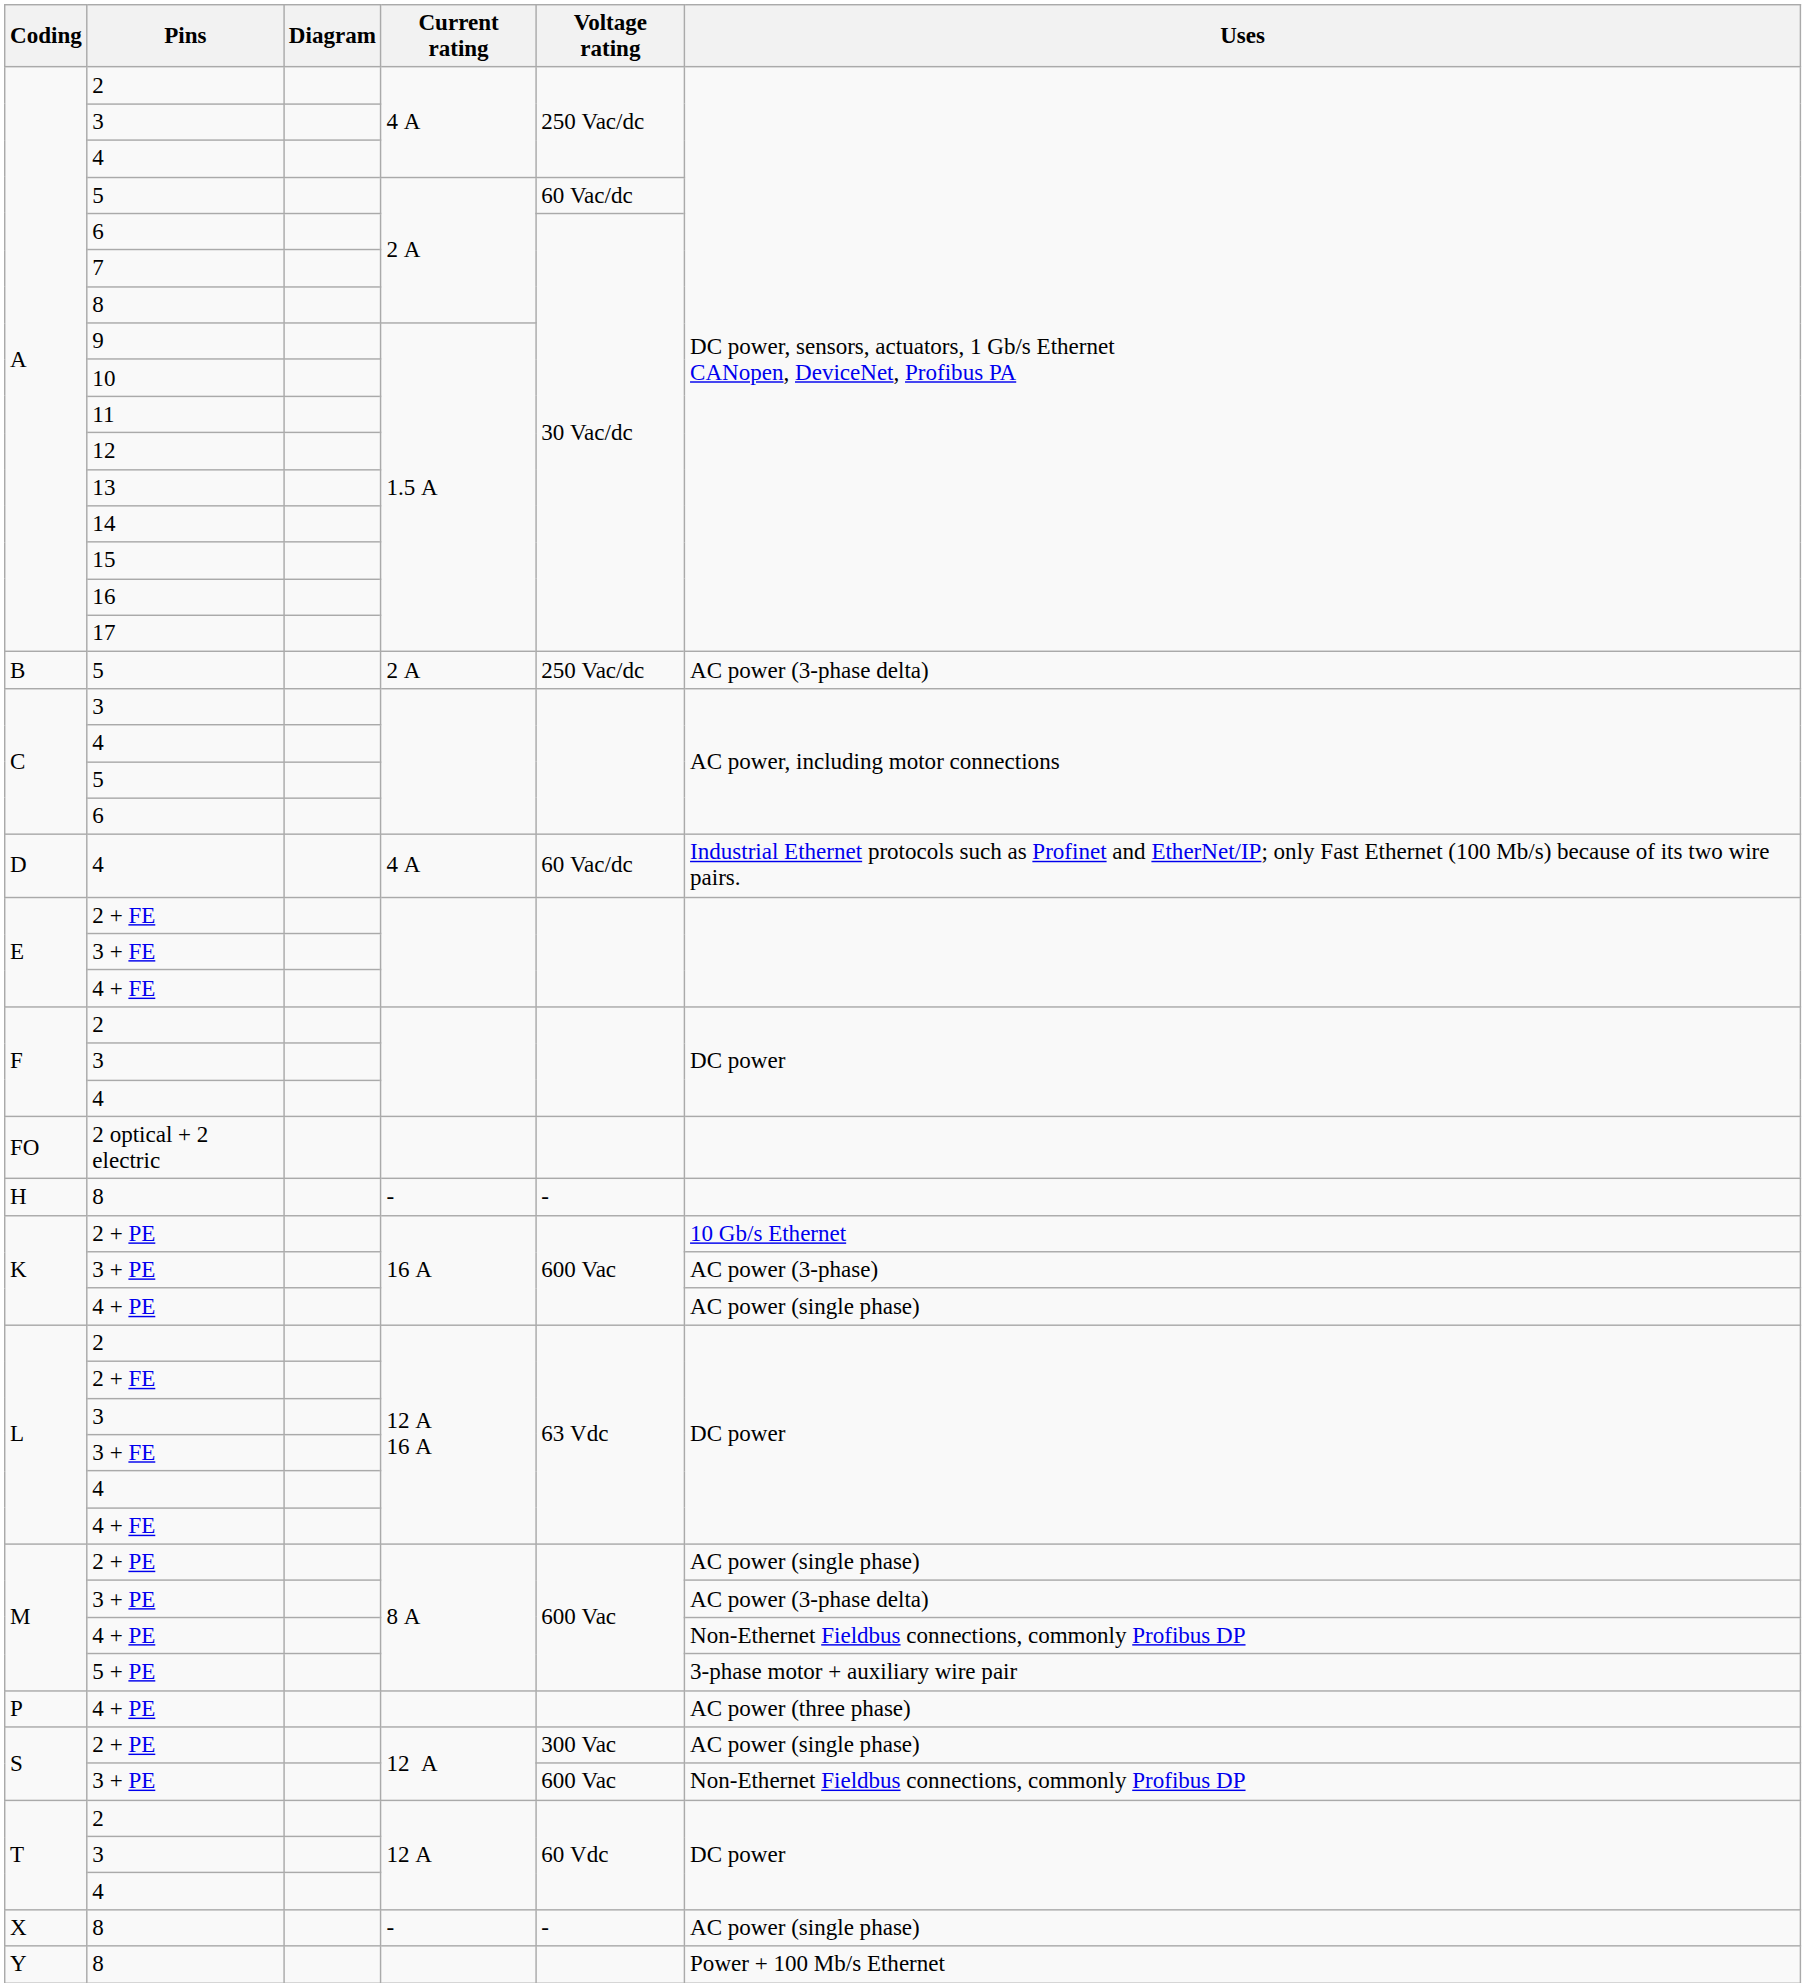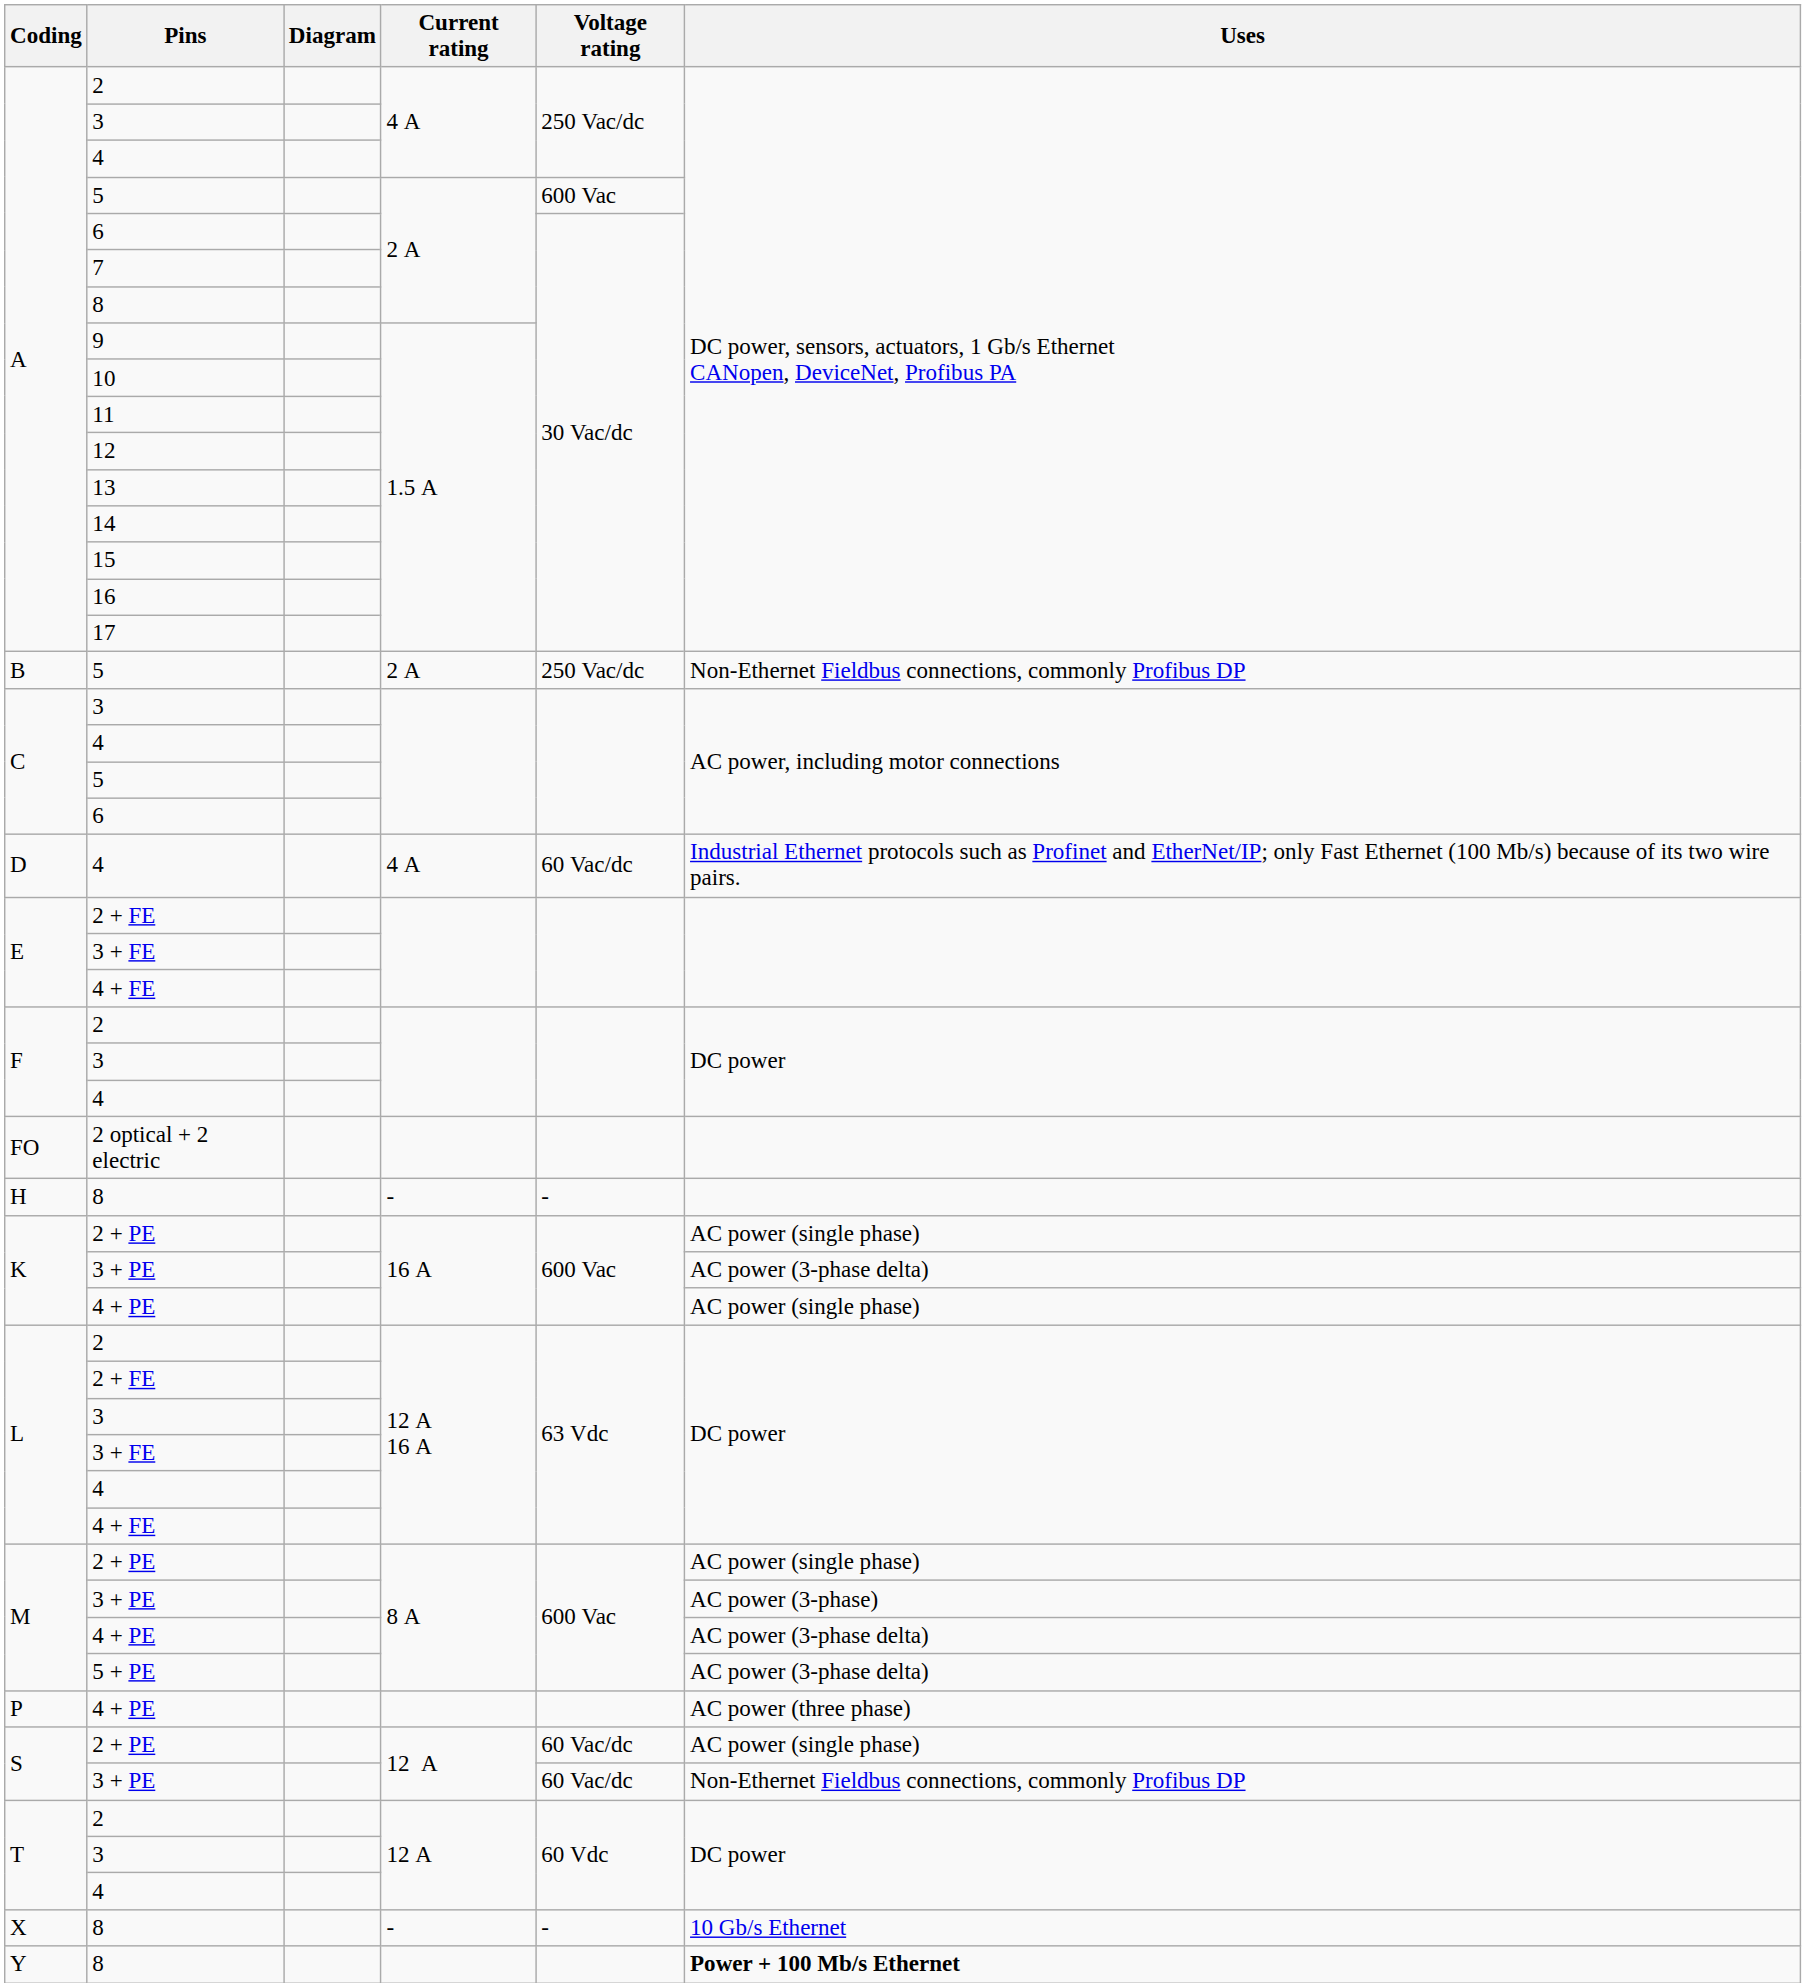(587, 194) 60 Vac/dc -> (579, 194) 600 Vac
(809, 669) AC power (3-phase delta) -> (968, 669) Non-Ethernet Fieldbus connections, commonly Profibus DP
(768, 1233) 10 Gb/s Ethernet -> (805, 1233) AC power (single phase)
(784, 1269) AC power (3-phase) -> (809, 1269) AC power (3-phase delta)
(809, 1598) AC power (3-phase delta) -> (784, 1598) AC power (3-phase)
(968, 1635) Non-Ethernet Fieldbus connections, commonly Profibus DP -> (809, 1635) AC power (3-phase delta)
(854, 1671) 3-phase motor + auxiliary wire pair -> (809, 1671) AC power (3-phase delta)
(579, 1744) 300 Vac -> (587, 1744) 60 Vac/dc
(579, 1781) 600 Vac -> (587, 1781) 60 Vac/dc
(805, 1927) AC power (single phase) -> (768, 1927) 10 Gb/s Ethernet
(817, 1964) normal -> (825, 1964) bold
